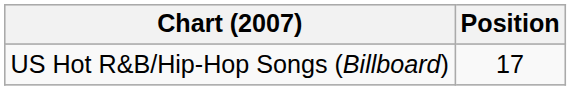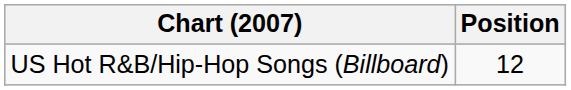(510, 64) 17 -> (510, 64) 12
